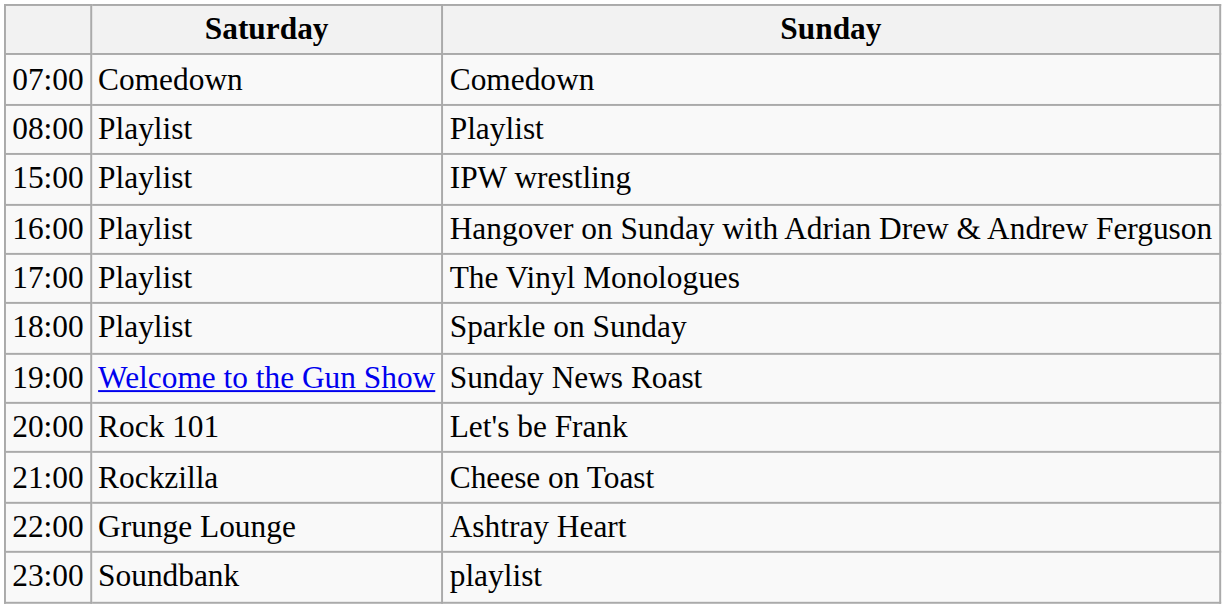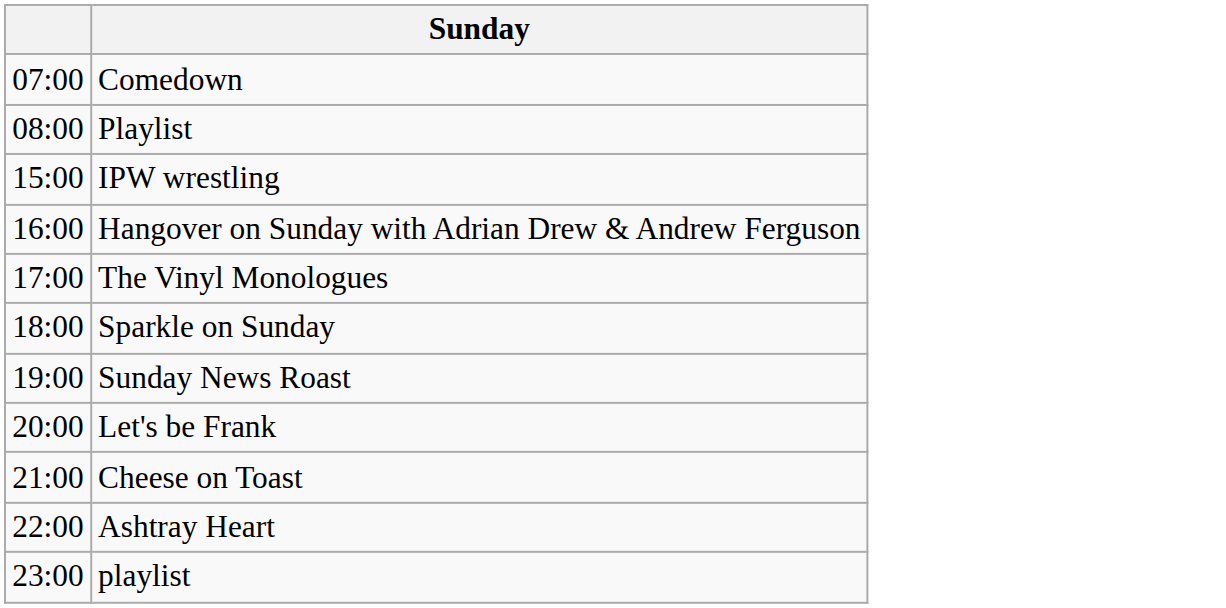- column: (267, 29)
